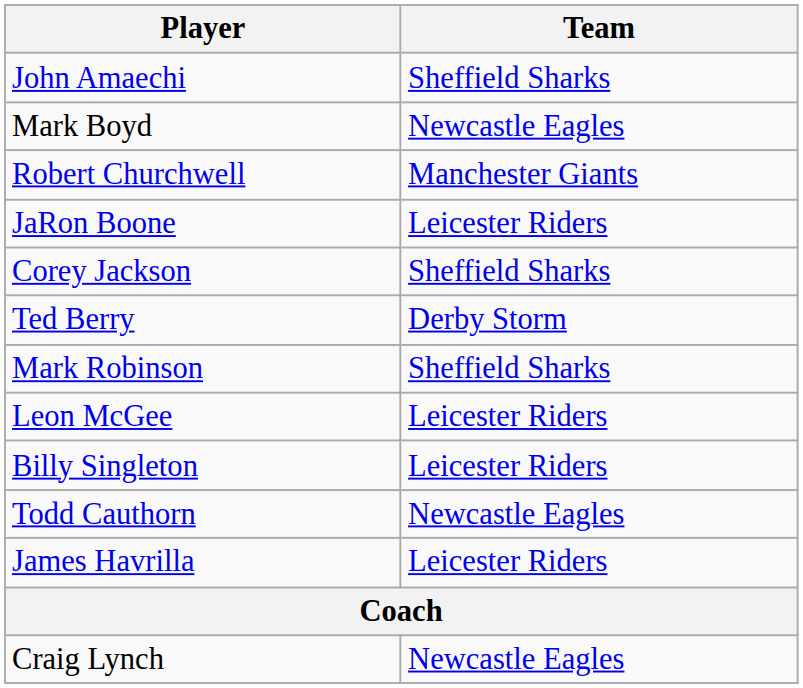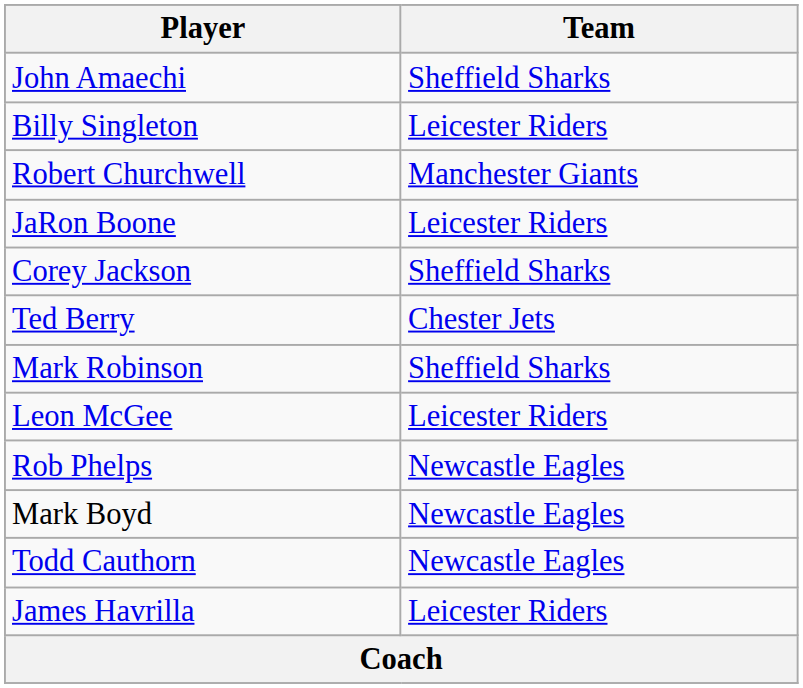rows swapped: (105, 464) <-> (82, 125)
(487, 319) Derby Storm -> (481, 319) Chester Jets
+ row: (82, 464)
- row: (88, 658)
